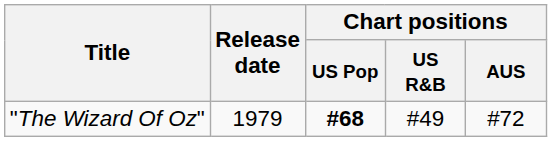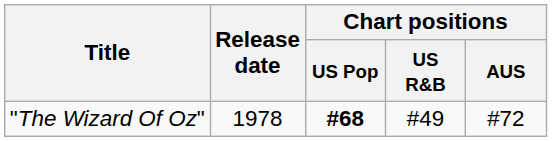(258, 118) 1979 -> (258, 118) 1978
